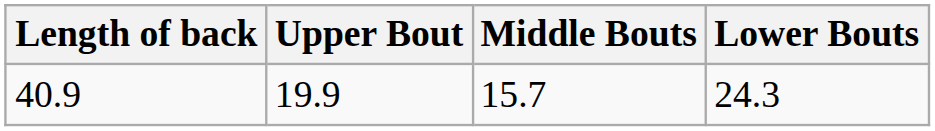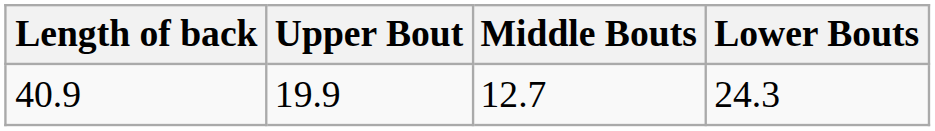(513, 93) 15.7 -> (513, 93) 12.7
